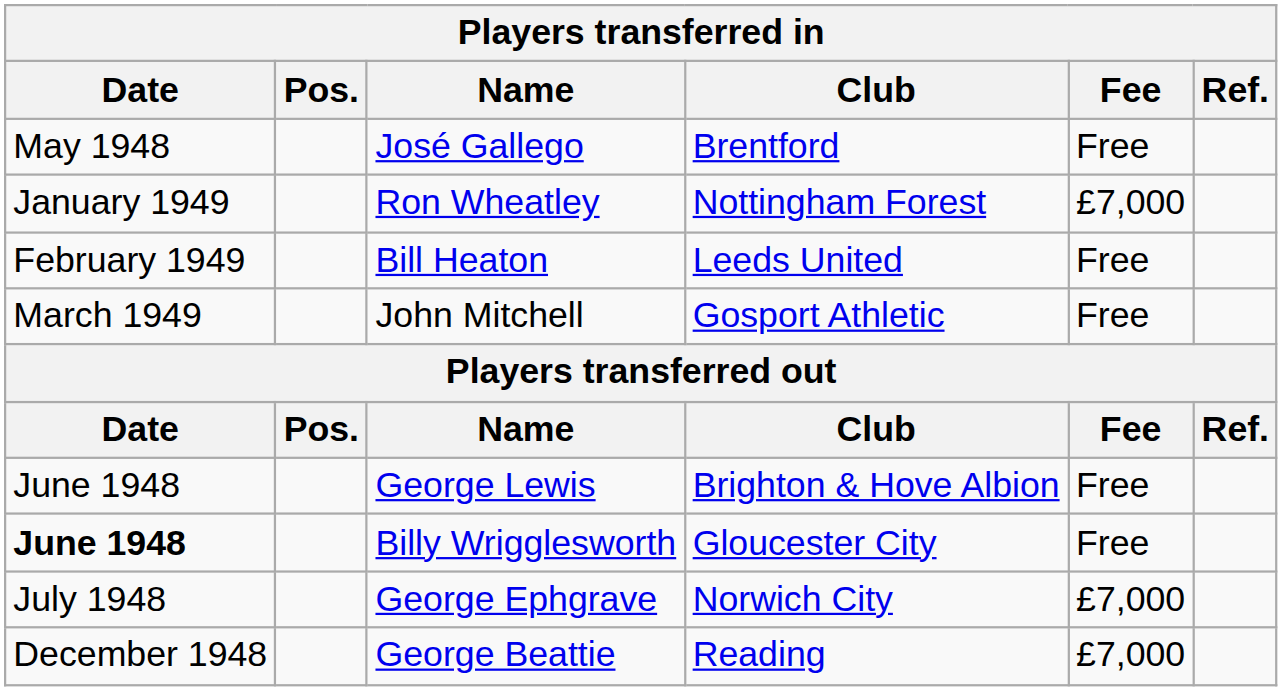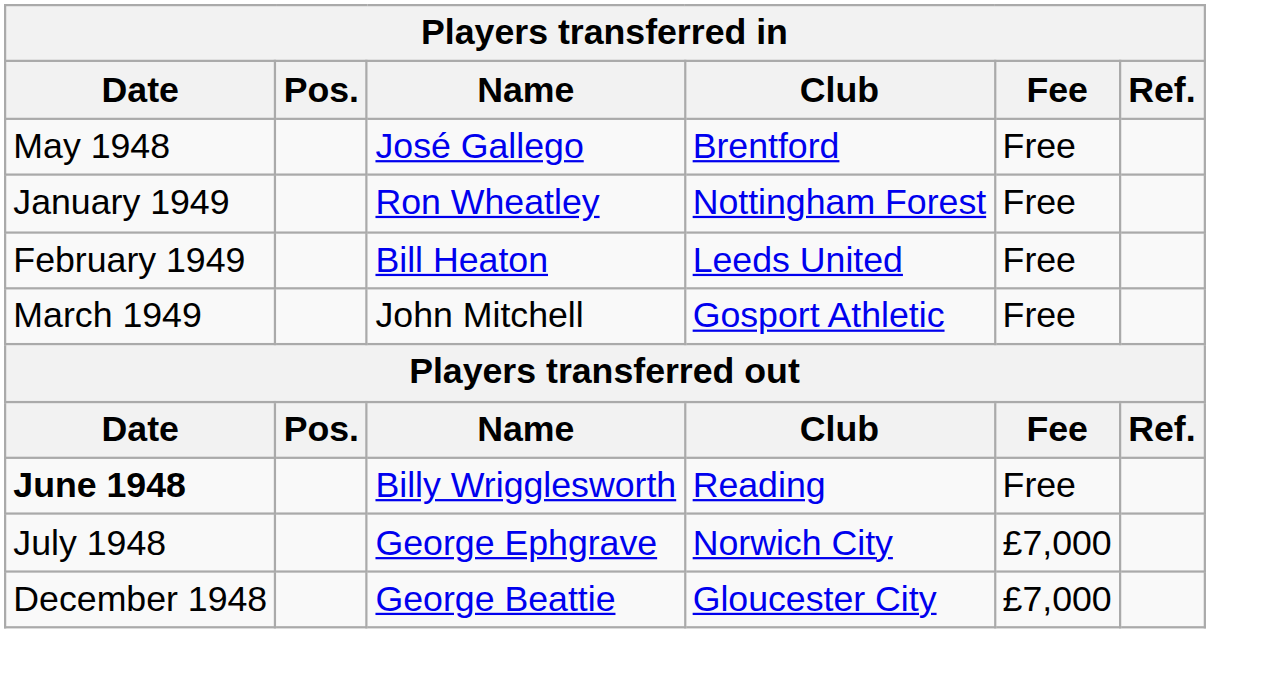(1131, 202) £7,000 -> (1039, 202) Free
- row: (486, 485)
(815, 542) Gloucester City -> (759, 485) Reading
(759, 655) Reading -> (815, 598) Gloucester City
